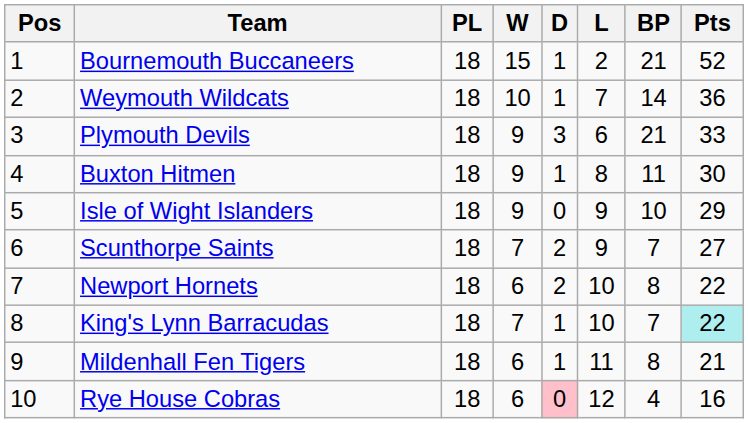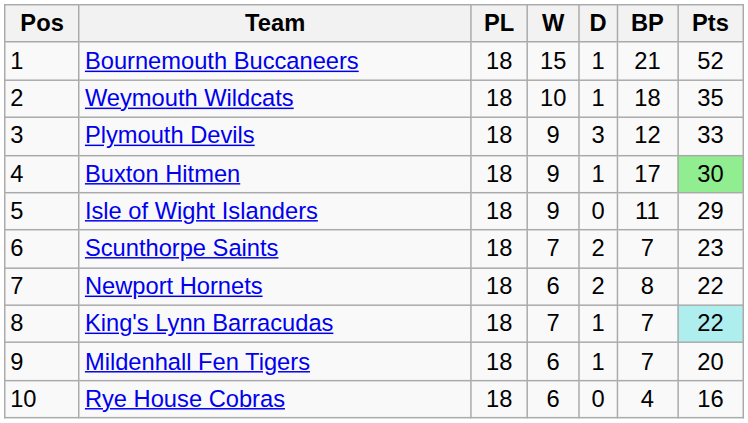- column: (601, 23)
(654, 98) 14 -> (647, 98) 18
(712, 98) 36 -> (710, 98) 35
(654, 135) 21 -> (647, 135) 12
(654, 173) 11 -> (647, 173) 17
(712, 173) no background -> (710, 173) lightgreen background
(654, 211) 10 -> (647, 211) 11
(712, 248) 27 -> (710, 248) 23
(654, 361) 8 -> (647, 361) 7
(712, 361) 21 -> (710, 361) 20
(560, 398) pink background -> (598, 398) no background
